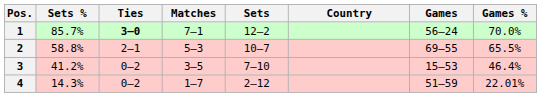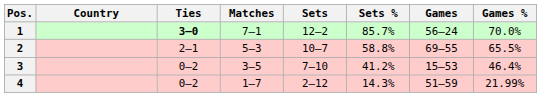columns swapped: (349, 13) <-> (67, 13)
(505, 84) 22.01% -> (505, 84) 21.99%
